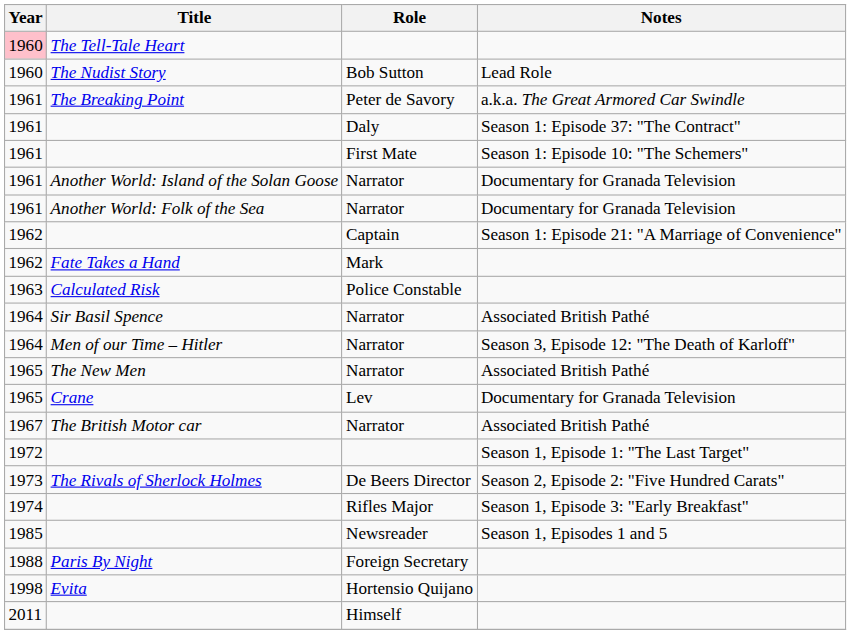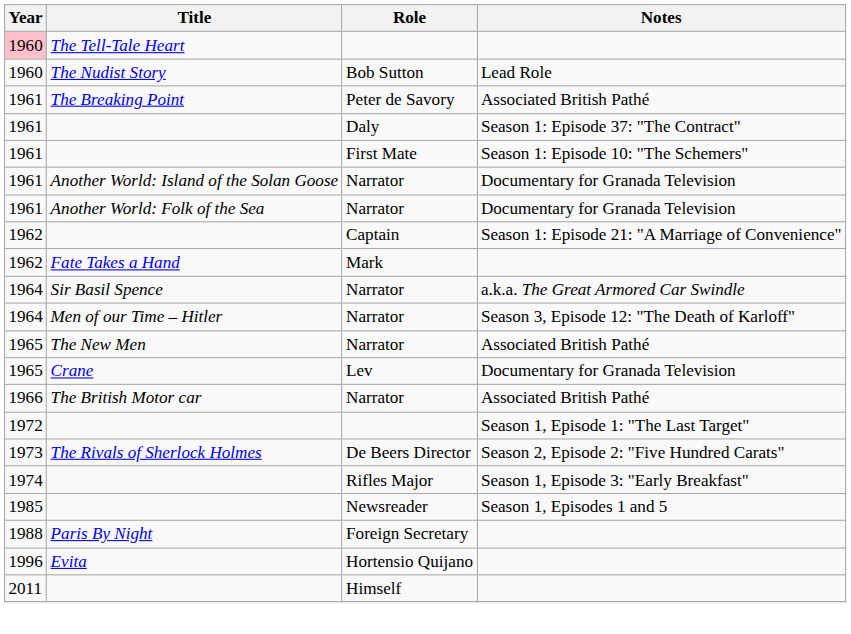(613, 99) a.k.a. The Great Armored Car Swindle -> (565, 99) Associated British Pathé
- row: (105, 289)
(565, 316) Associated British Pathé -> (613, 289) a.k.a. The Great Armored Car Swindle
(26, 425) 1967 -> (26, 398) 1966
(26, 588) 1998 -> (26, 561) 1996
